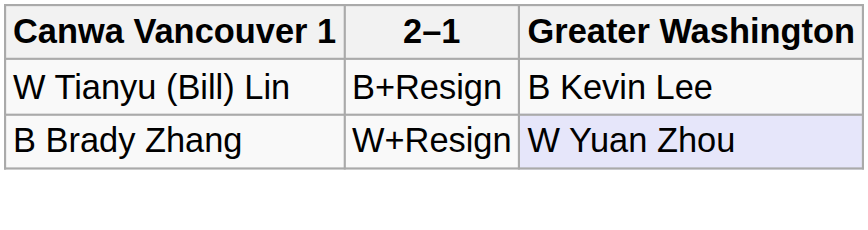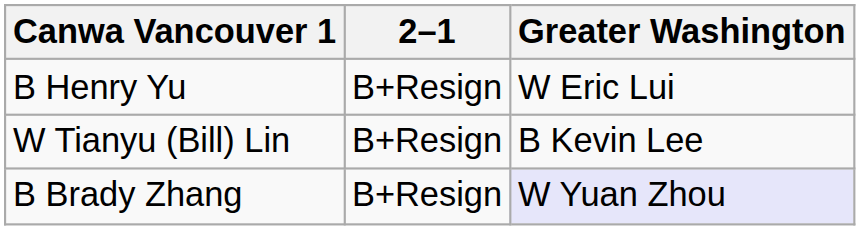+ row: (100, 86)
(432, 140) W+Resign -> (427, 195) B+Resign
